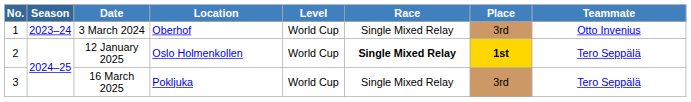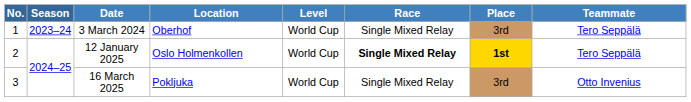(609, 30) Otto Invenius -> (609, 30) Tero Seppälä
(609, 82) Tero Seppälä -> (609, 82) Otto Invenius
